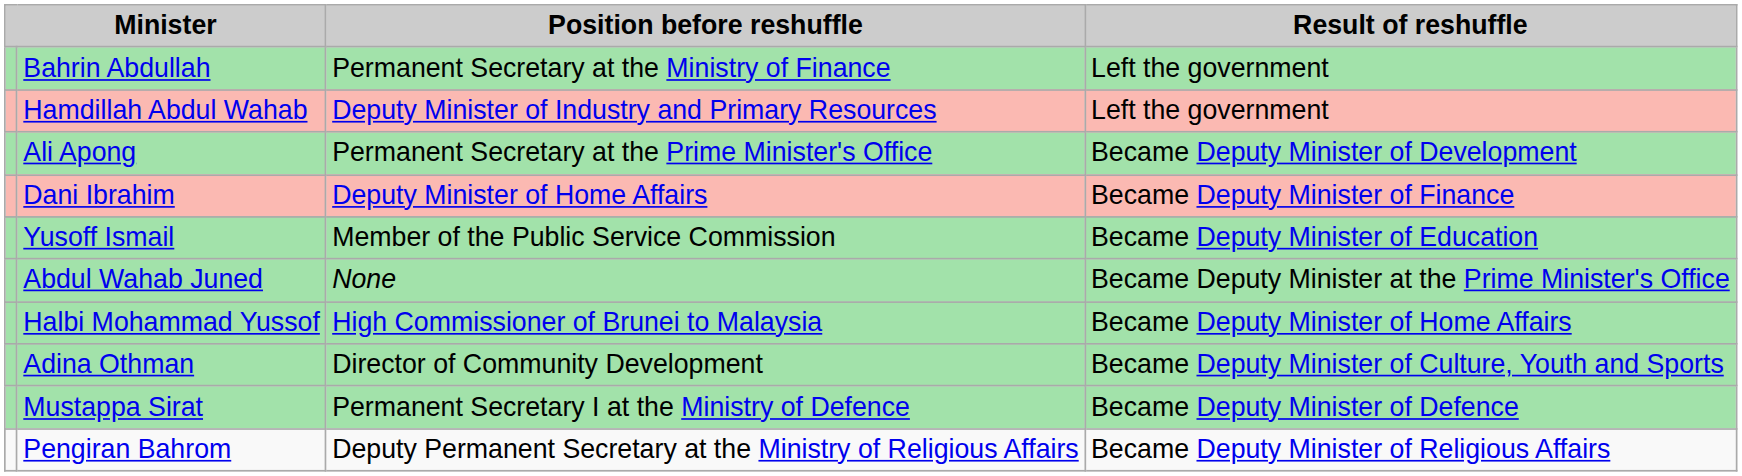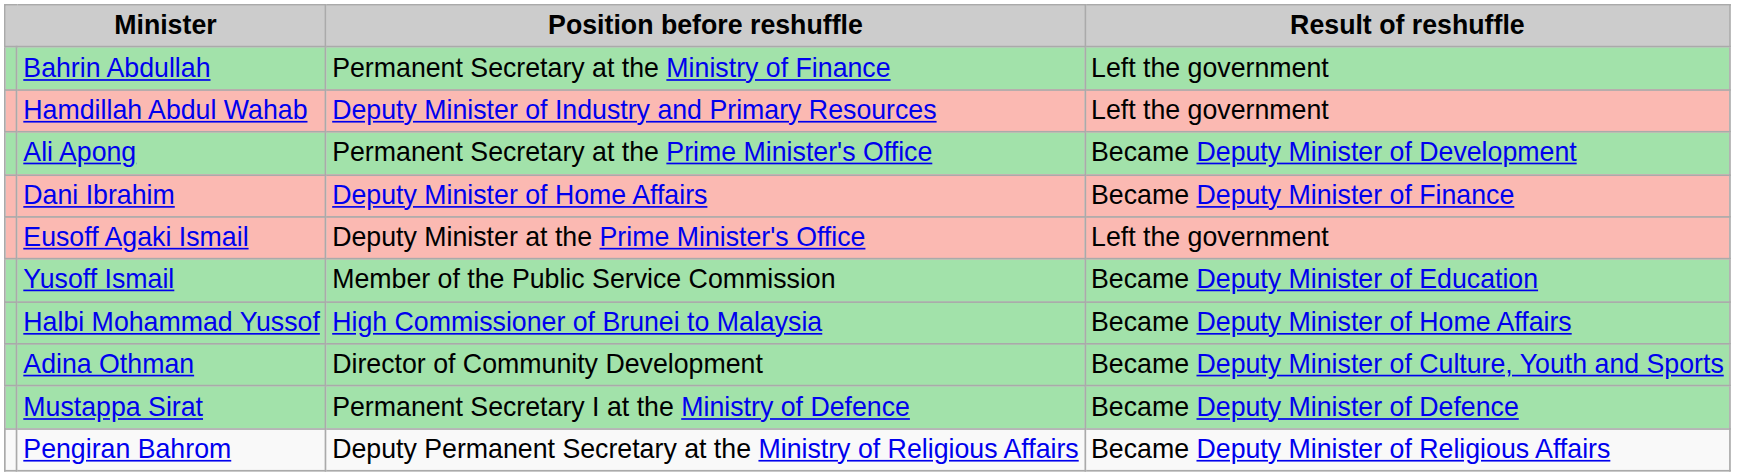+ row: (136, 237)
- row: (143, 279)
